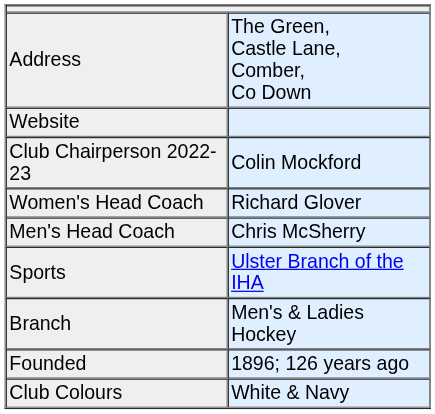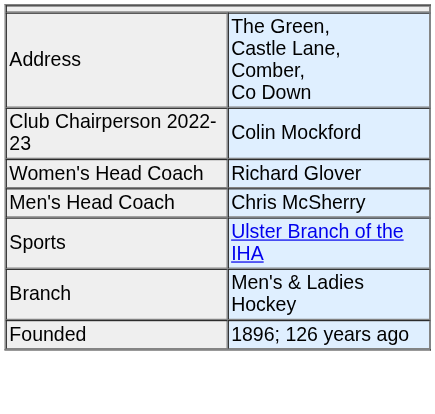- row: (44, 122)
- row: (66, 393)
